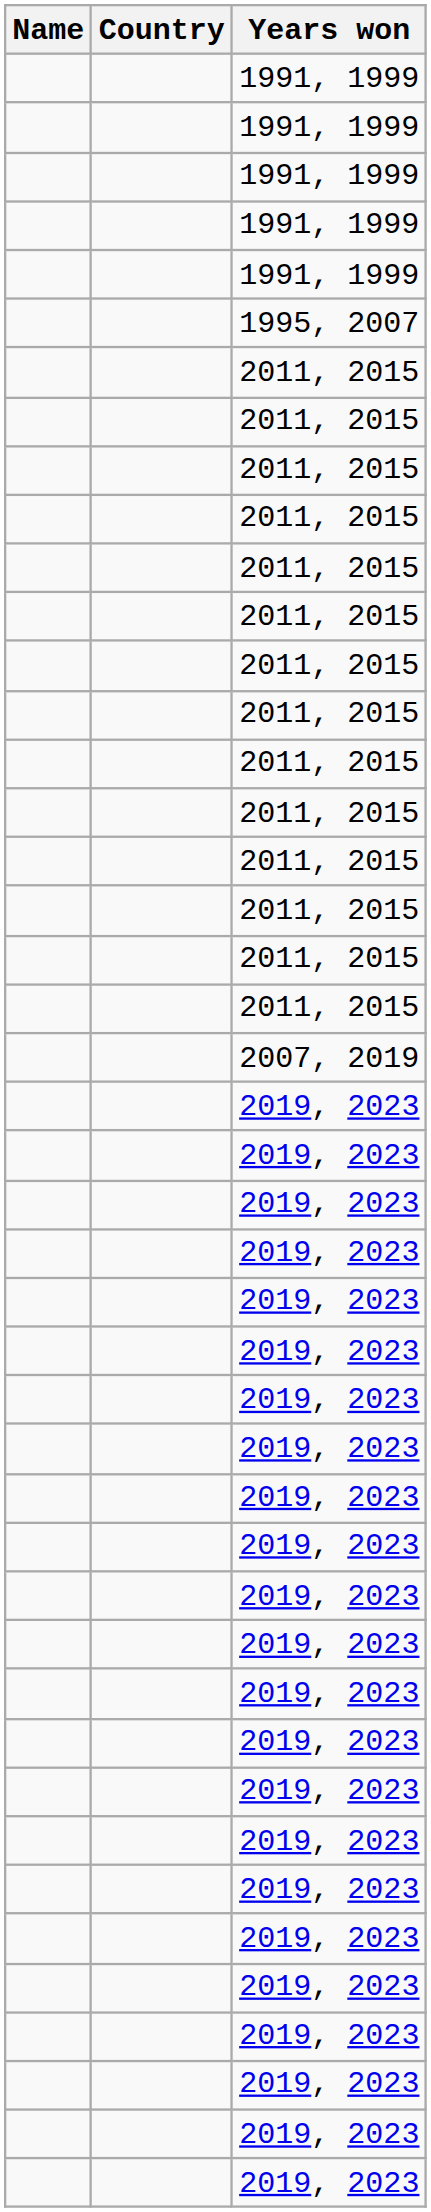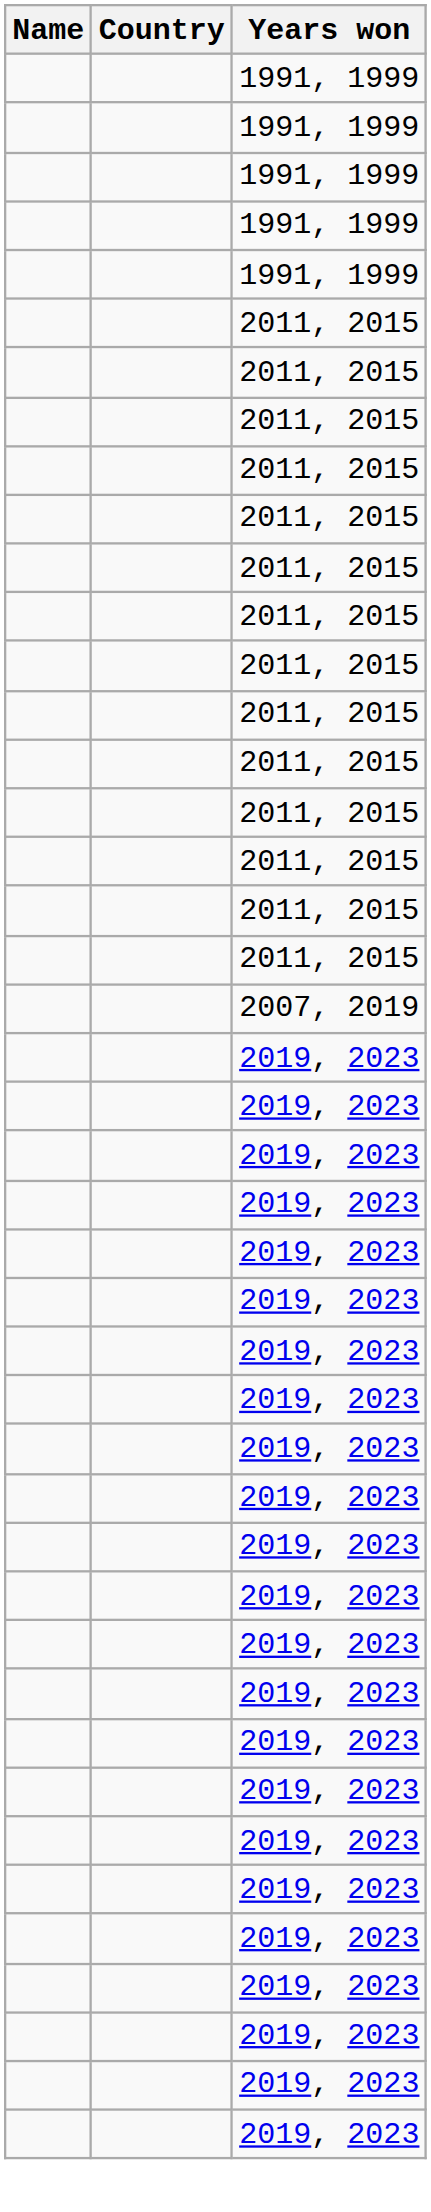- row: (48, 323)
